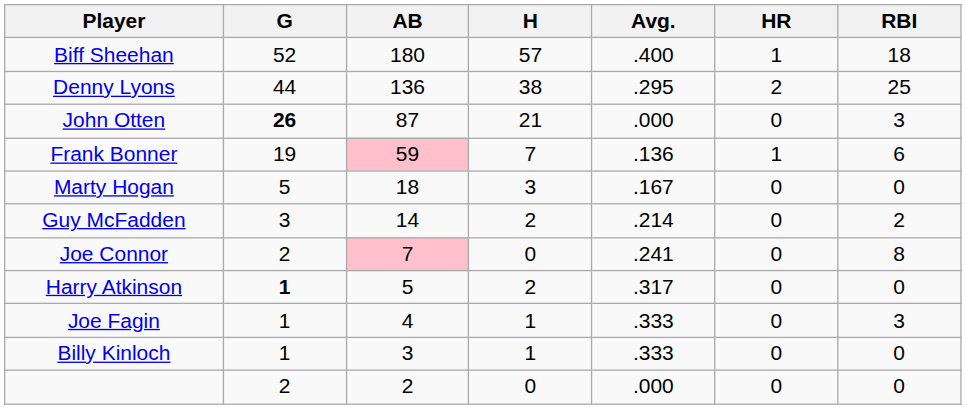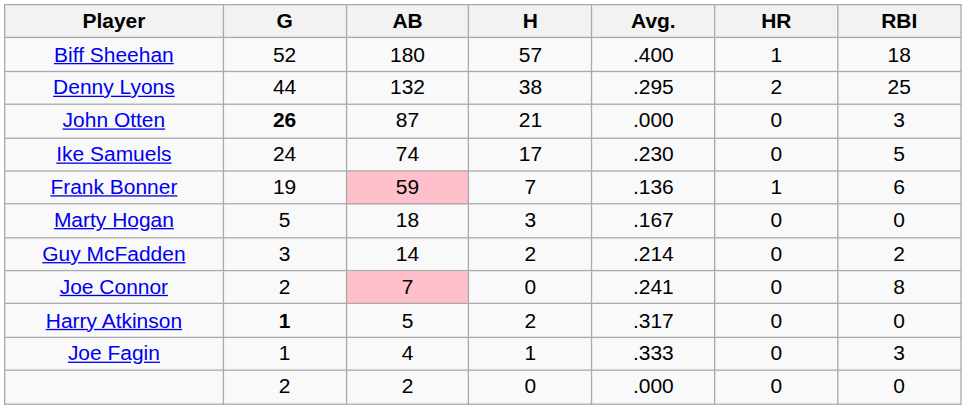(408, 87) 136 -> (408, 87) 132
+ row: (114, 154)
- row: (114, 353)
